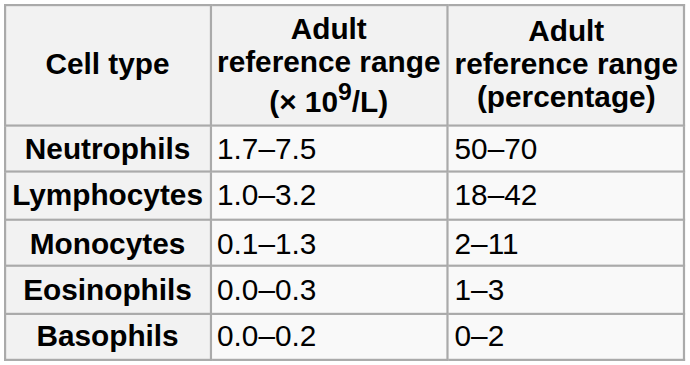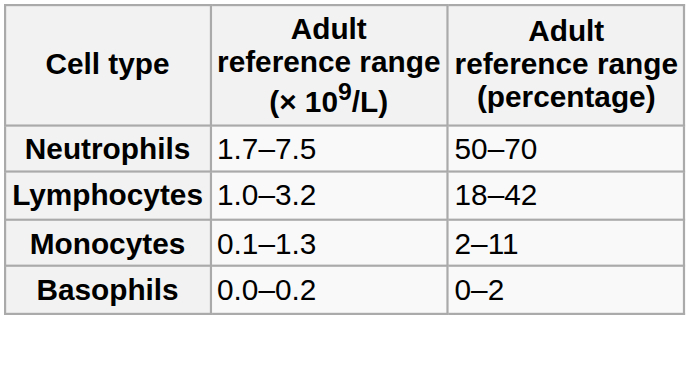- row: (108, 289)
